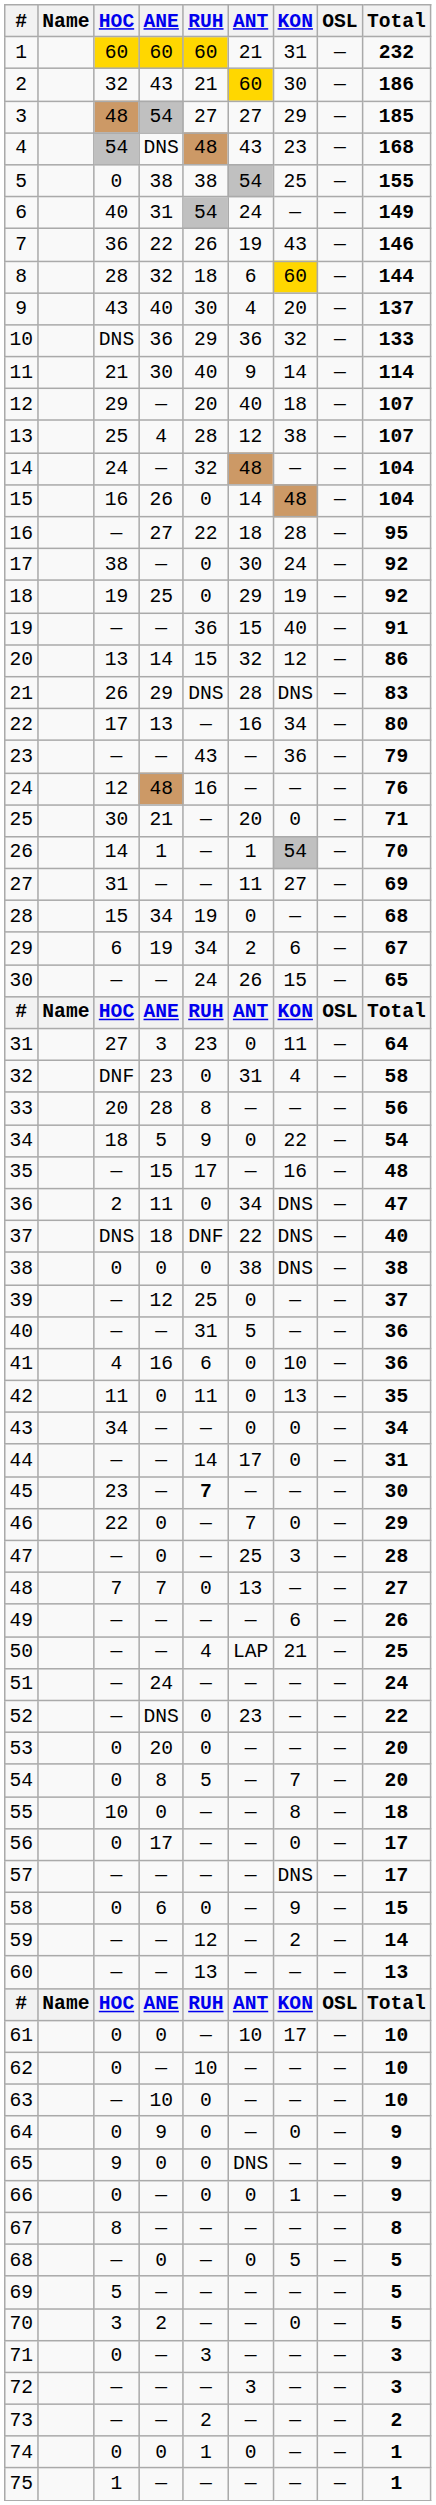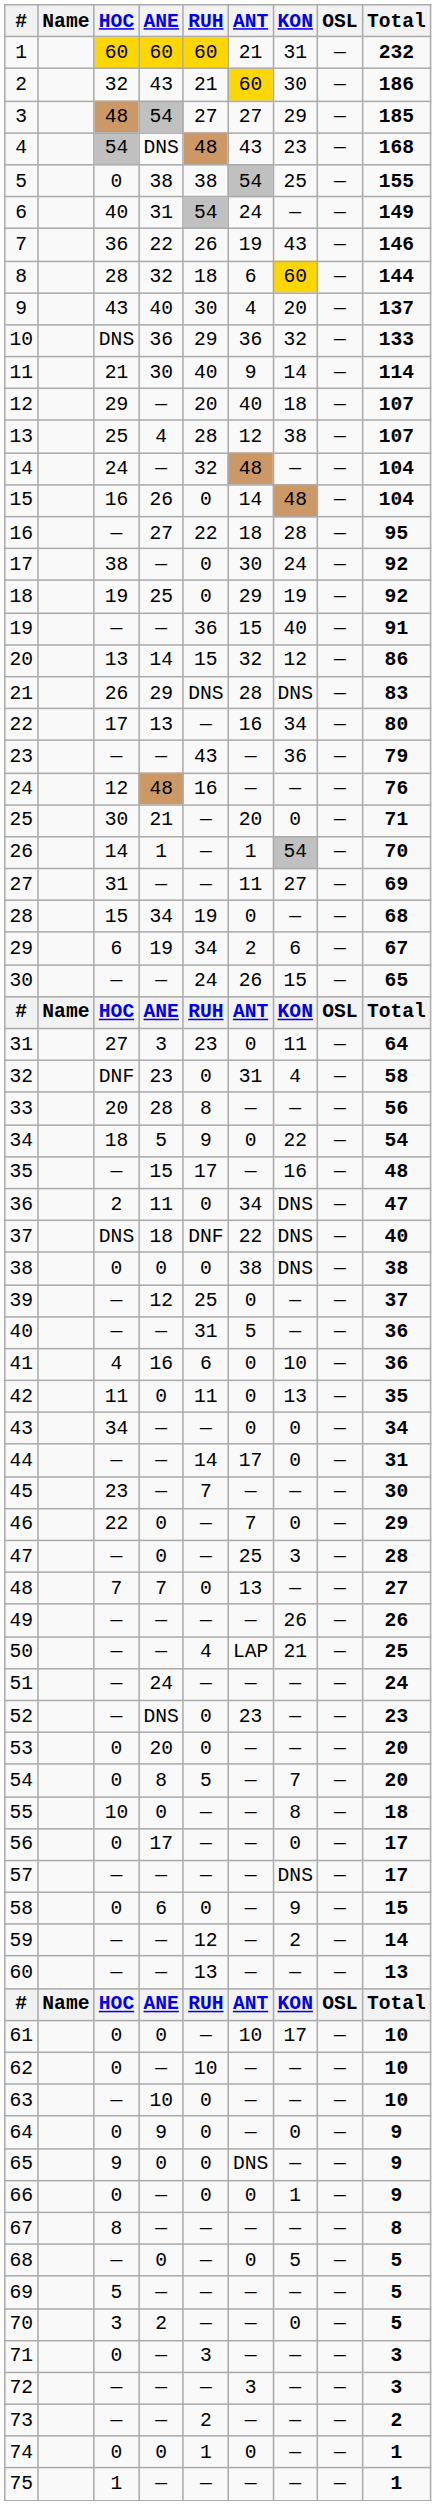(206, 1492) bold -> (206, 1492) normal
(295, 1620) 6 -> (295, 1620) 26
(396, 1716) 22 -> (396, 1716) 23
